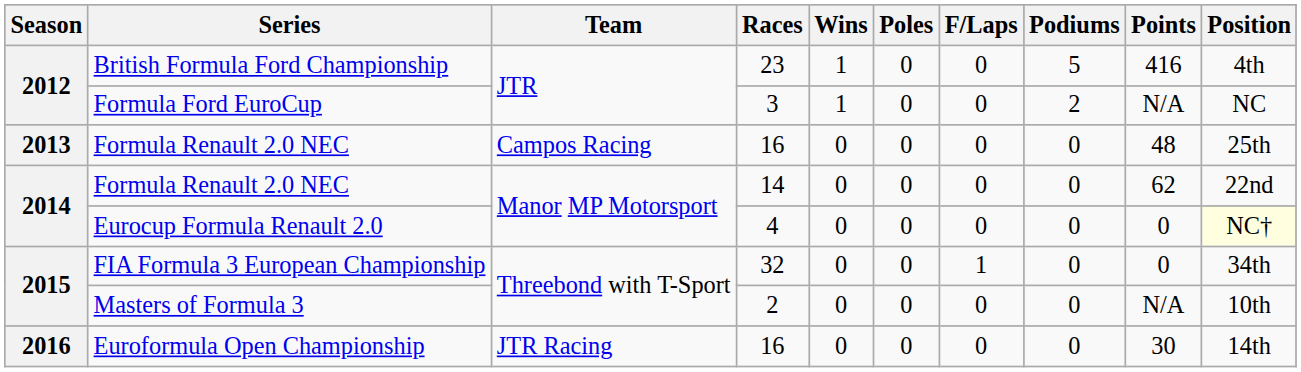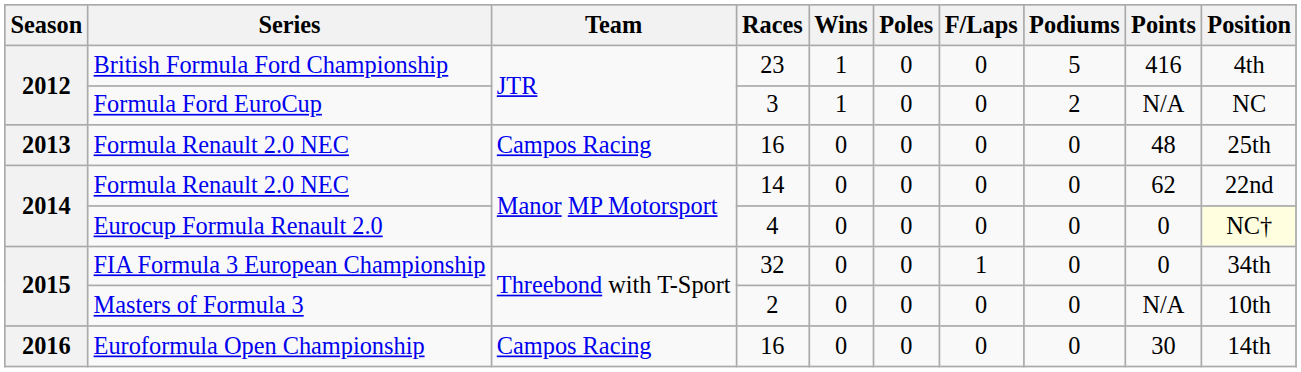(555, 346) JTR Racing -> (574, 346) Campos Racing
